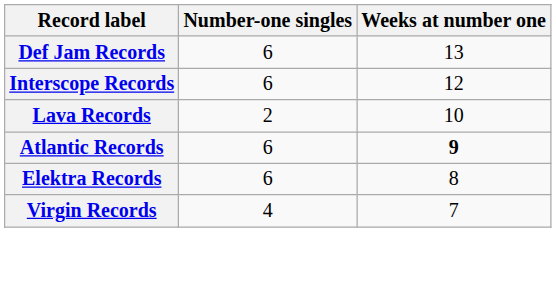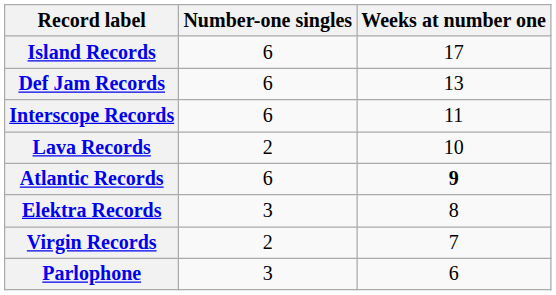+ row: (92, 52)
(454, 83) 12 -> (454, 115) 11
(268, 178) 6 -> (268, 210) 3
(268, 210) 4 -> (268, 242) 2
+ row: (92, 274)
